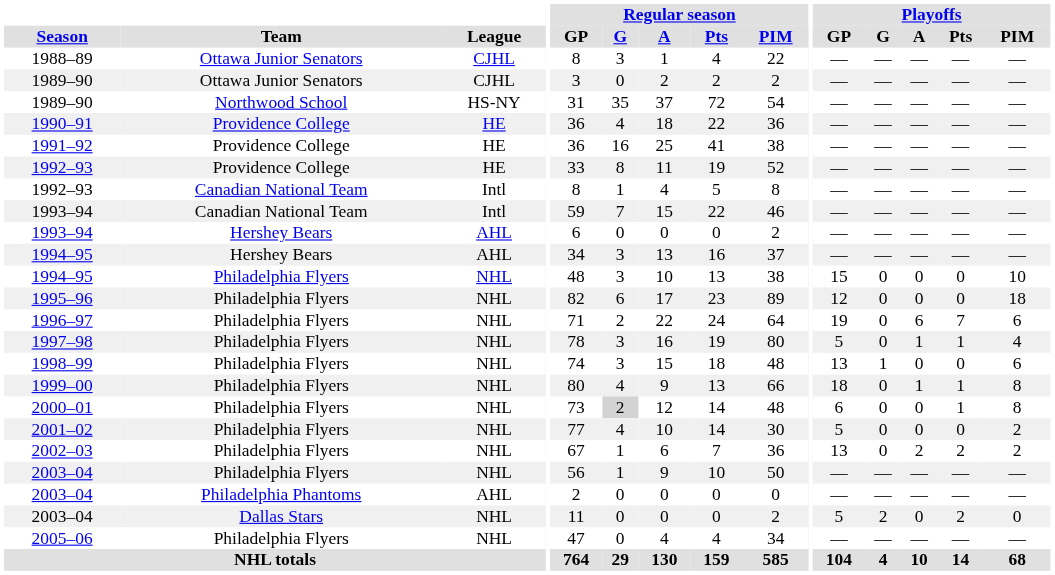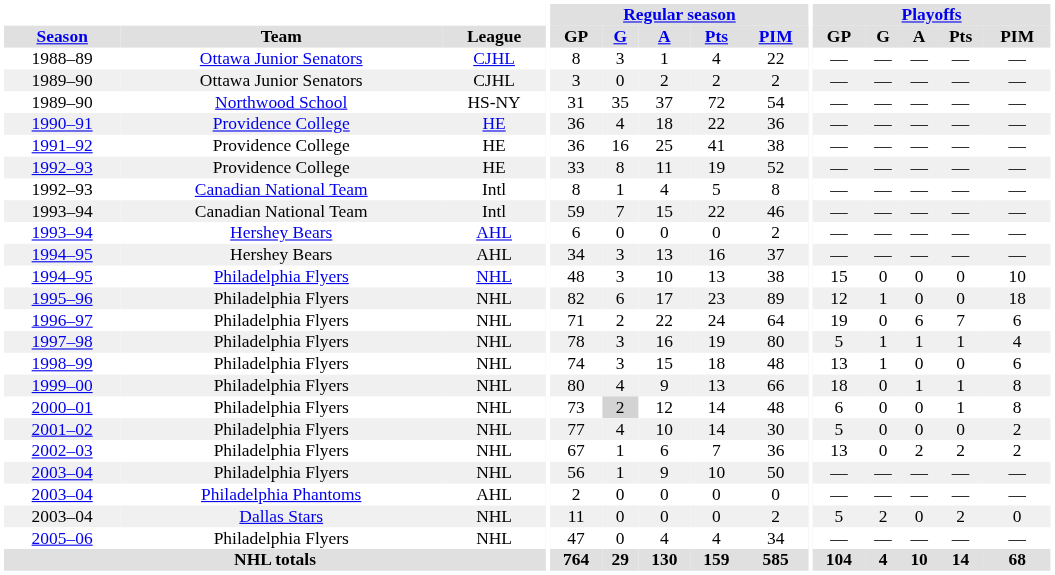(883, 298) 0 -> (883, 298) 1
(883, 341) 0 -> (883, 341) 1
